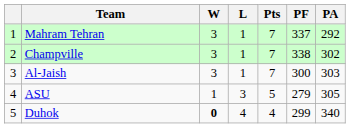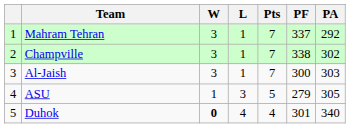(301, 113) 299 -> (301, 113) 301
